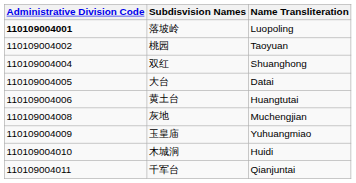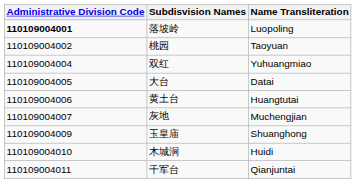(279, 64) Shuanghong -> (281, 64) Yuhuangmiao
(39, 116) 110109004008 -> (39, 116) 110109004007
(281, 134) Yuhuangmiao -> (279, 134) Shuanghong
